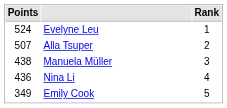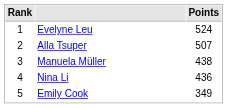columns swapped: (207, 13) <-> (23, 13)
